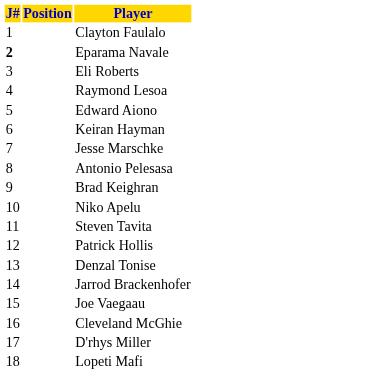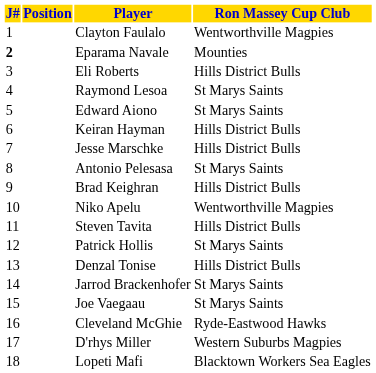+ column: (282, 13)
